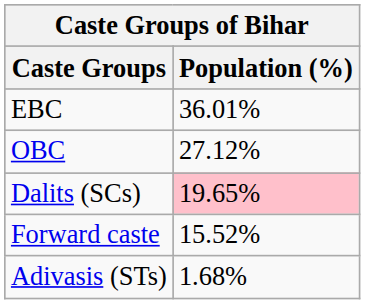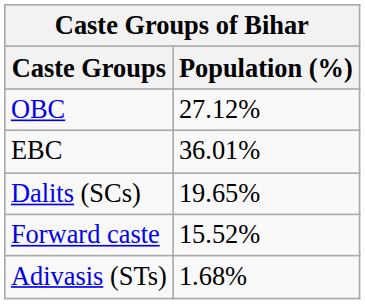rows swapped: (38, 151) <-> (37, 109)
(220, 192) pink background -> (220, 192) no background
